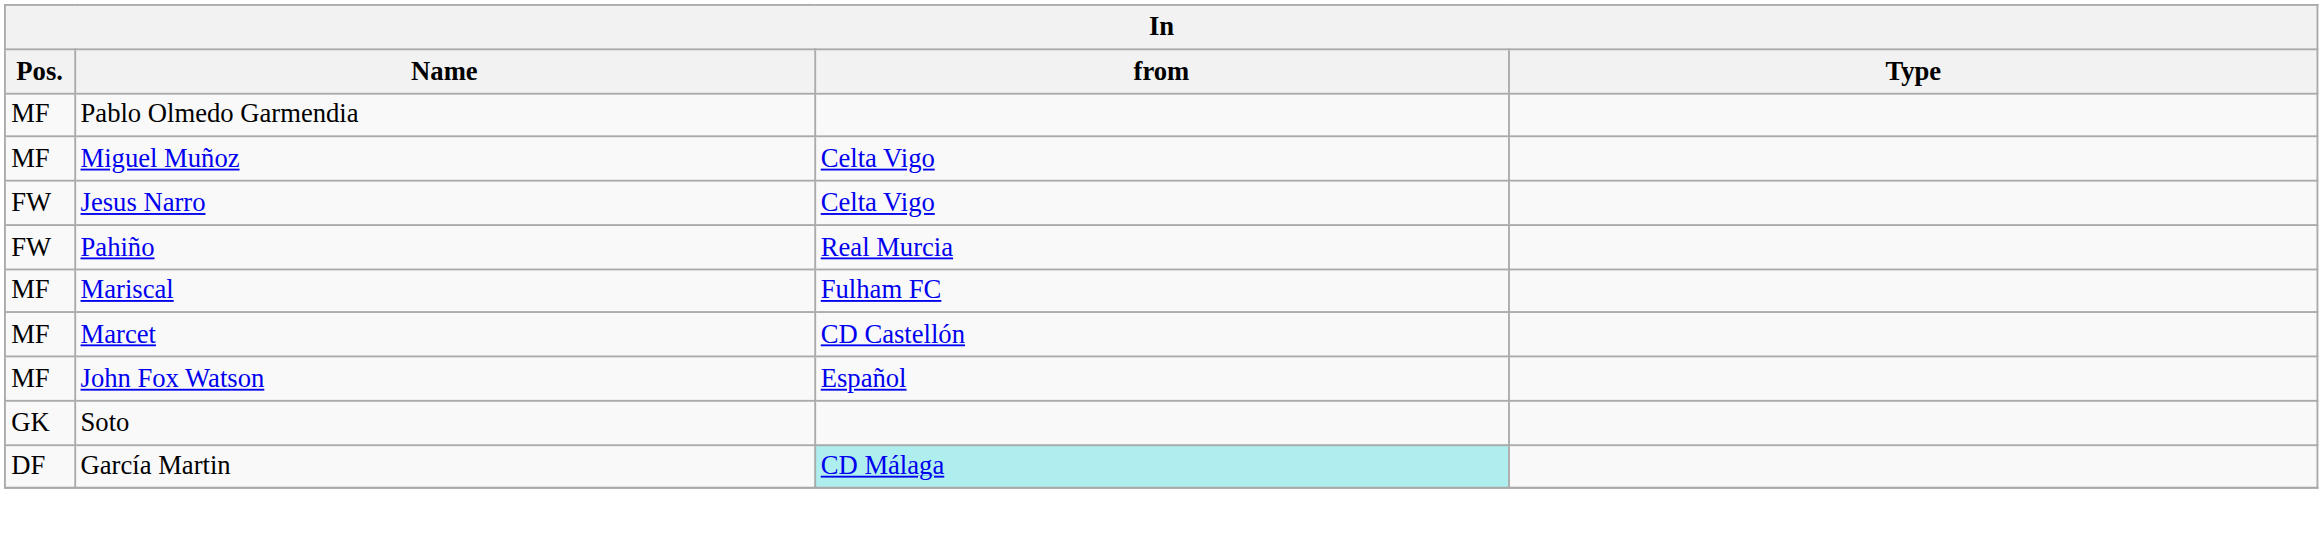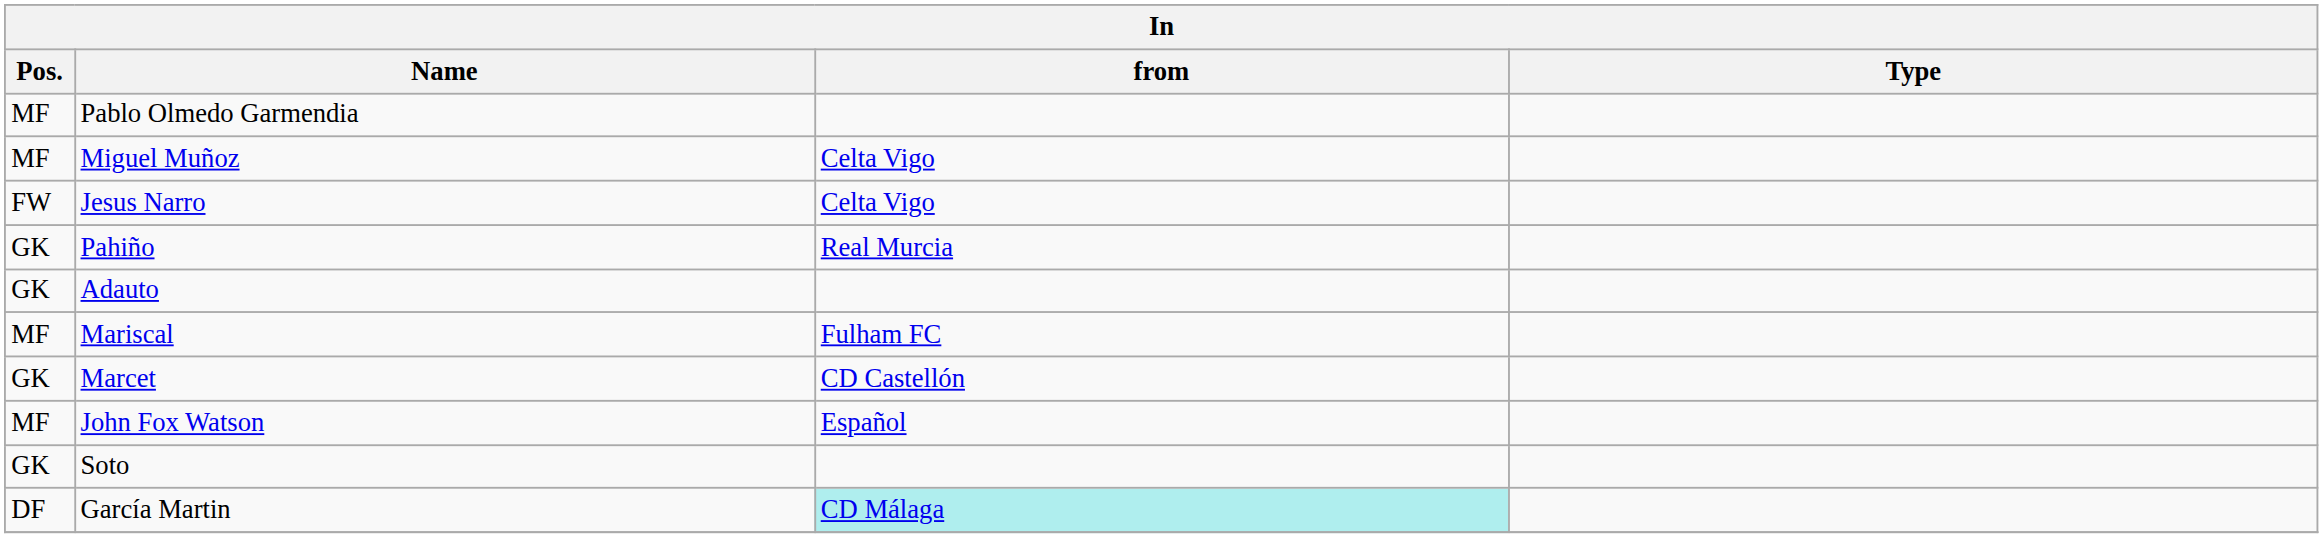(31, 246) FW -> (30, 246) GK
+ row: (120, 290)
(30, 334) MF -> (30, 378) GK
